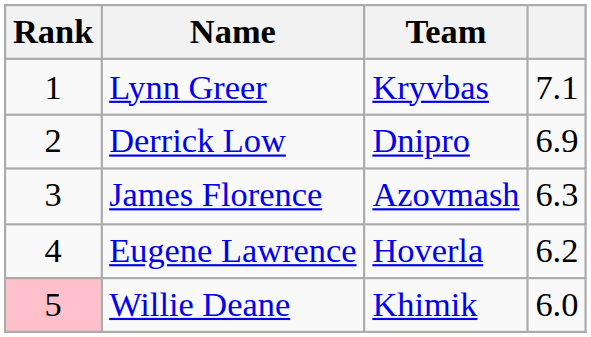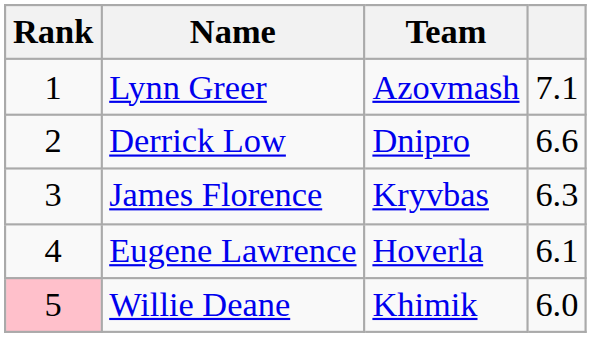(431, 86) Kryvbas -> (446, 86) Azovmash
(557, 140) 6.9 -> (557, 140) 6.6
(446, 195) Azovmash -> (431, 195) Kryvbas
(557, 250) 6.2 -> (557, 250) 6.1
